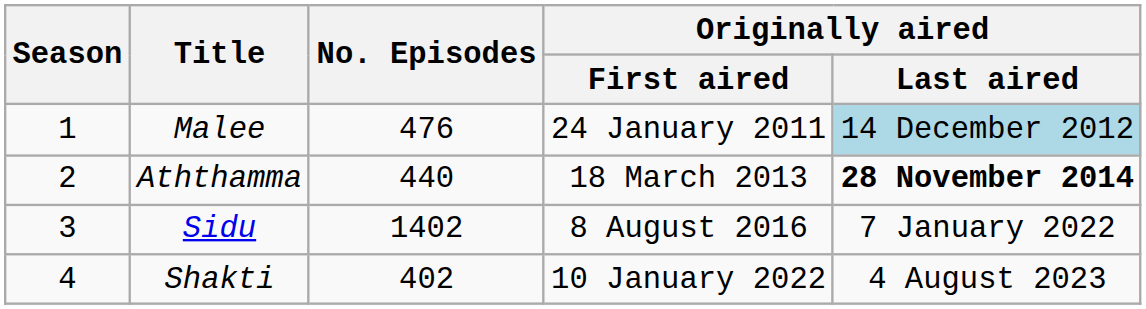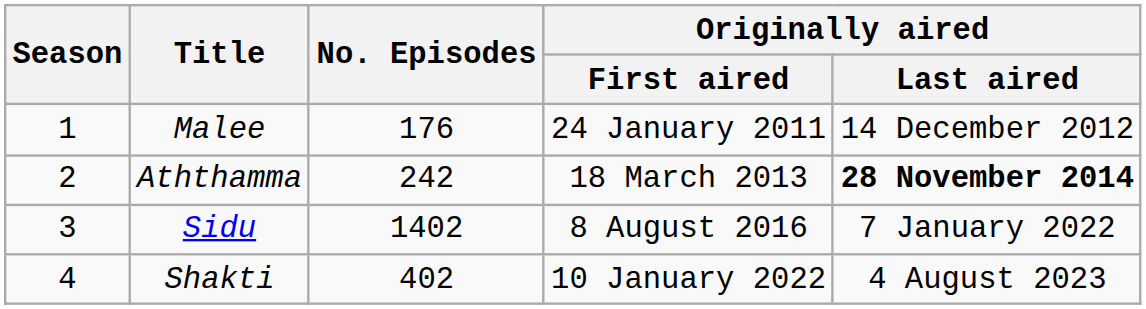(427, 130) 476 -> (427, 130) 176
(987, 130) lightblue background -> (987, 130) no background
(427, 179) 440 -> (427, 179) 242
